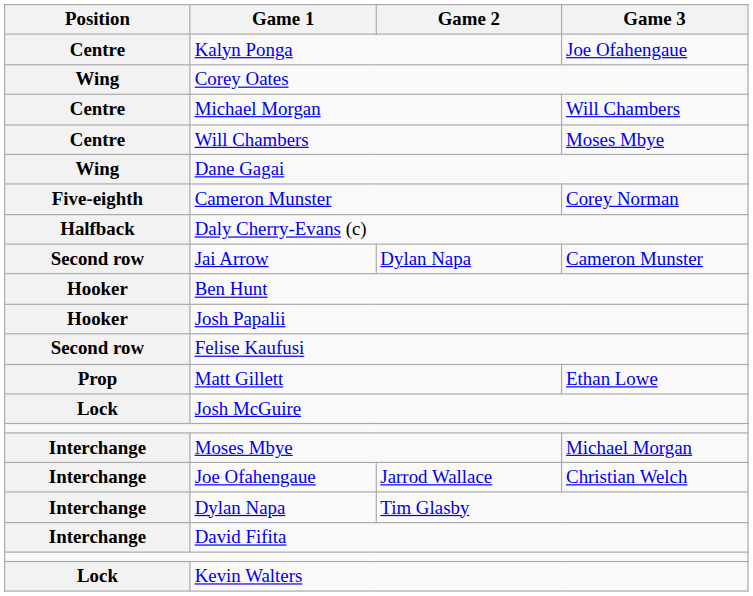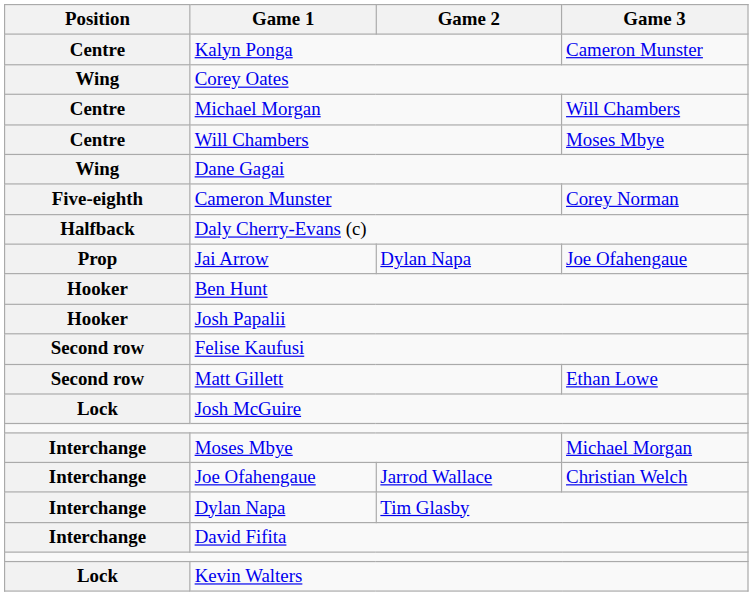(627, 49) Joe Ofahengaue -> (634, 49) Cameron Munster
(97, 259) Second row -> (97, 259) Prop
(634, 259) Cameron Munster -> (627, 259) Joe Ofahengaue
(97, 378) Prop -> (97, 378) Second row
